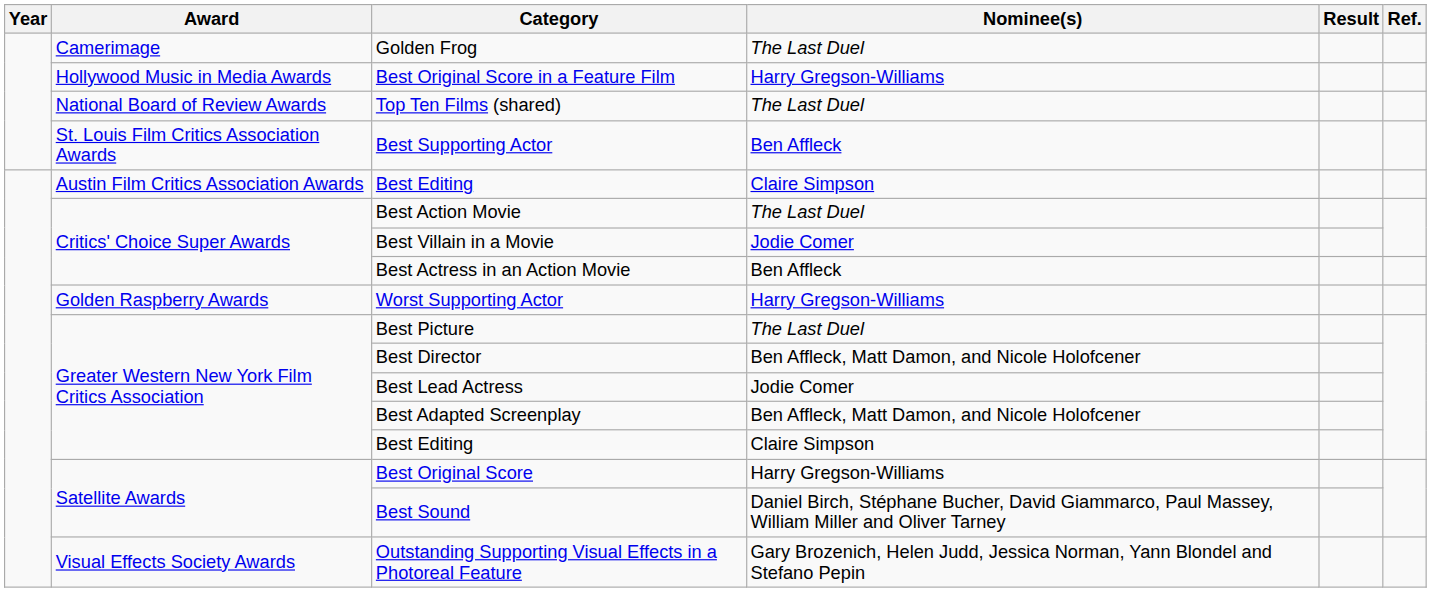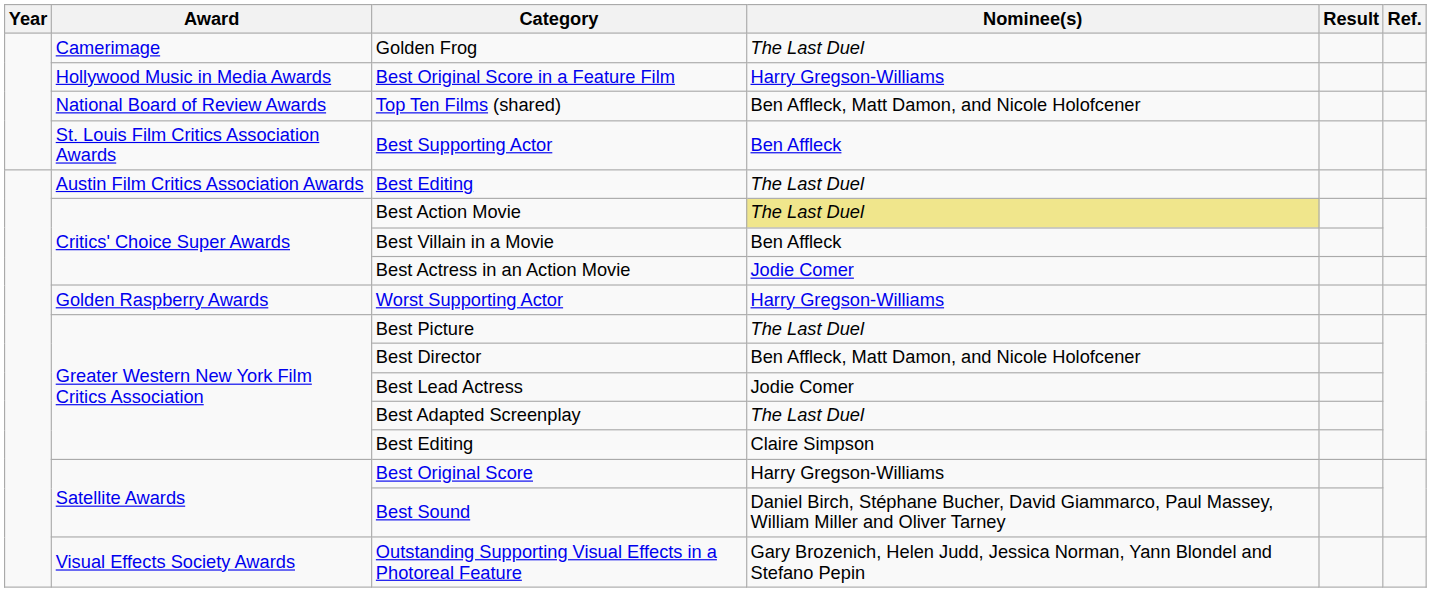(807, 105) The Last Duel -> (946, 105) Ben Affleck, Matt Damon, and Nicole Holofcener
(812, 184) Claire Simpson -> (807, 184) The Last Duel
(807, 213) no background -> (807, 213) khaki background
(802, 241) Jodie Comer -> (796, 241) Ben Affleck
(796, 270) Ben Affleck -> (802, 270) Jodie Comer
(946, 415) Ben Affleck, Matt Damon, and Nicole Holofcener -> (807, 415) The Last Duel
